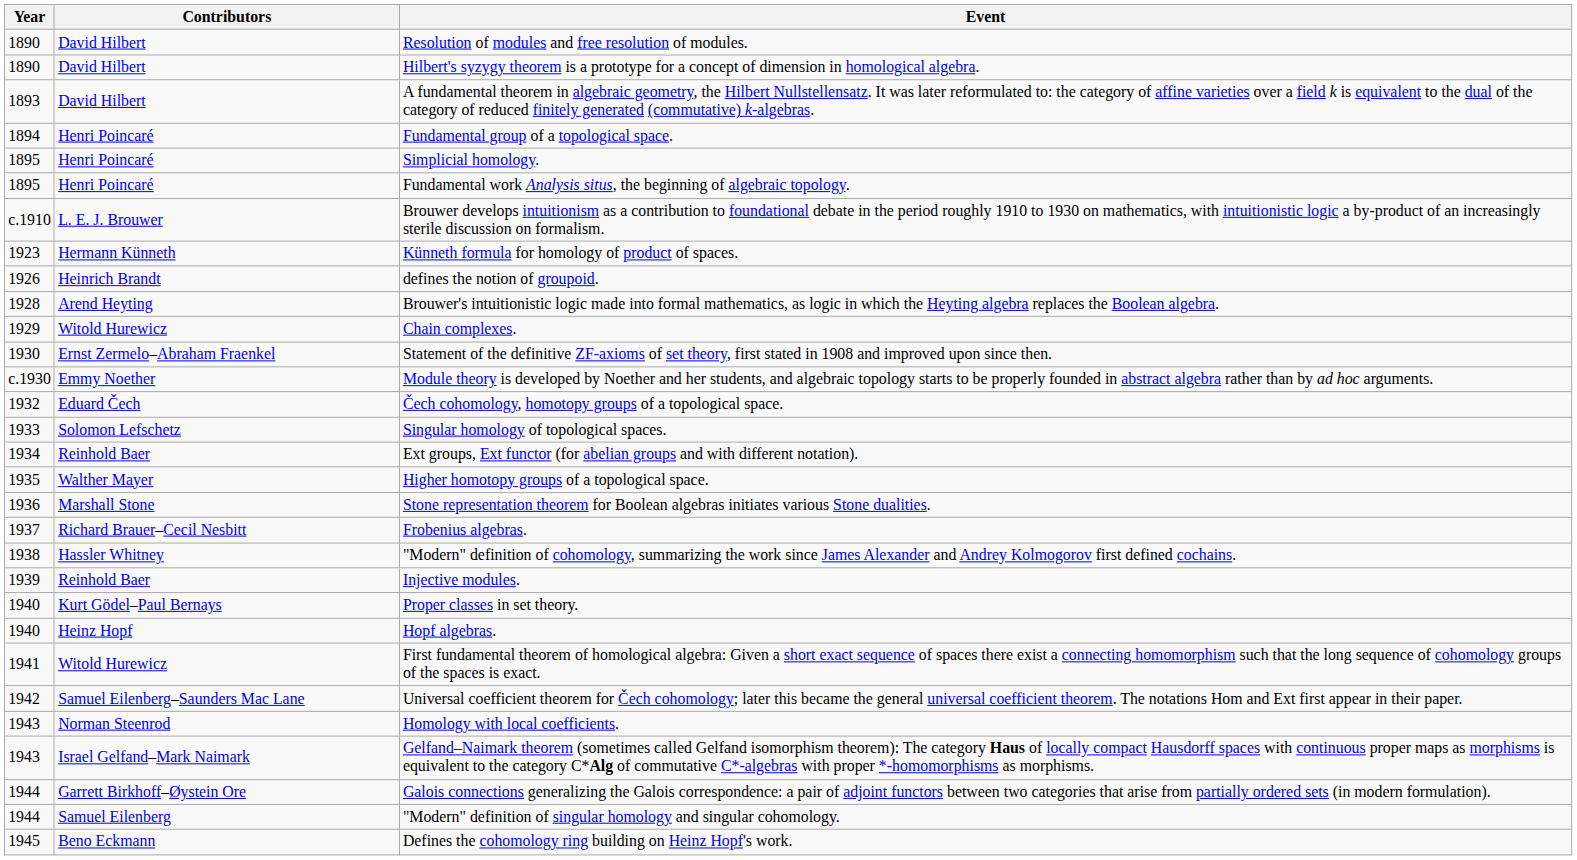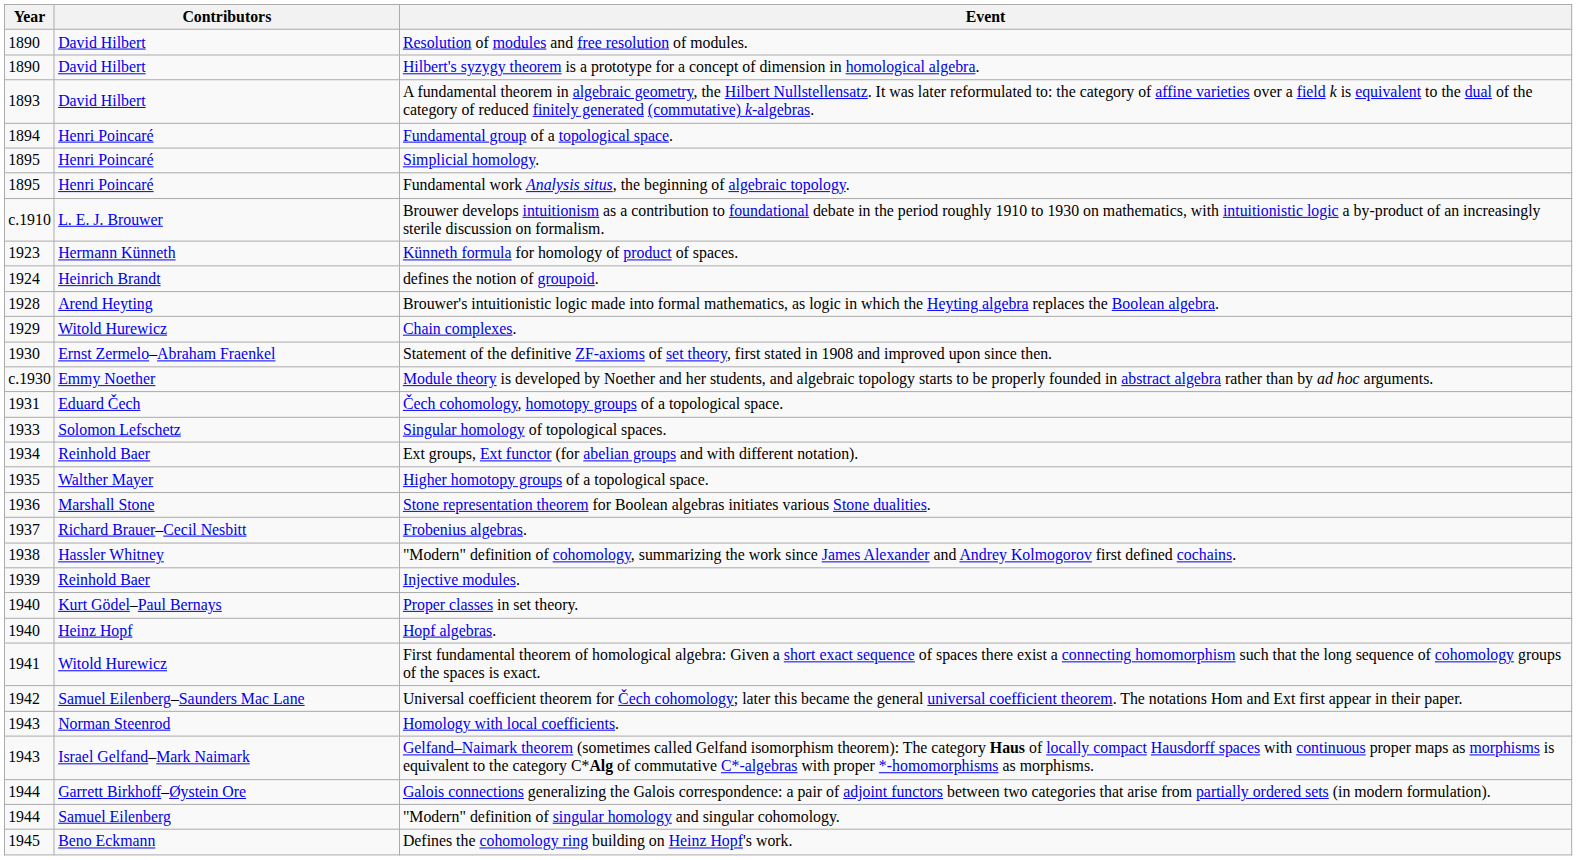(24, 278) 1926 -> (24, 278) 1924
(24, 404) 1932 -> (24, 404) 1931
